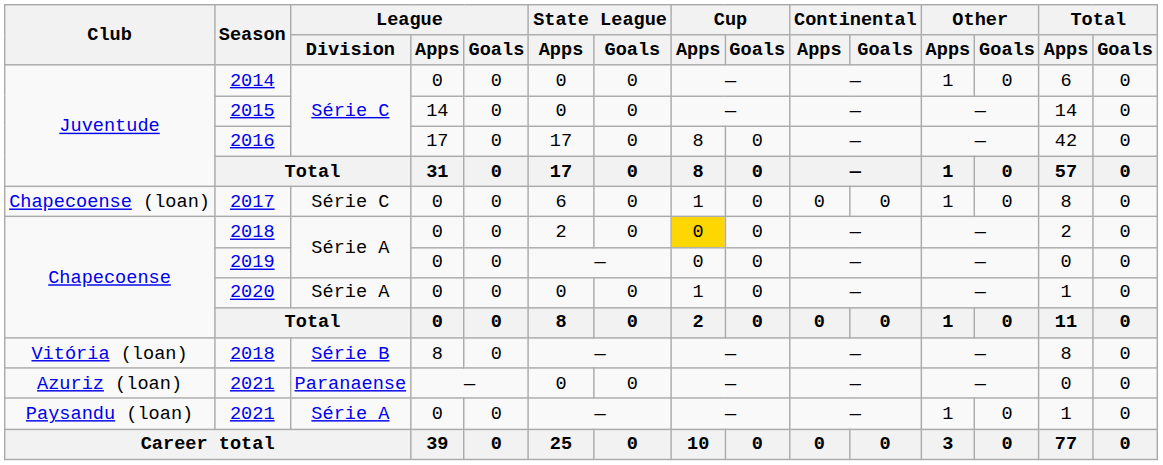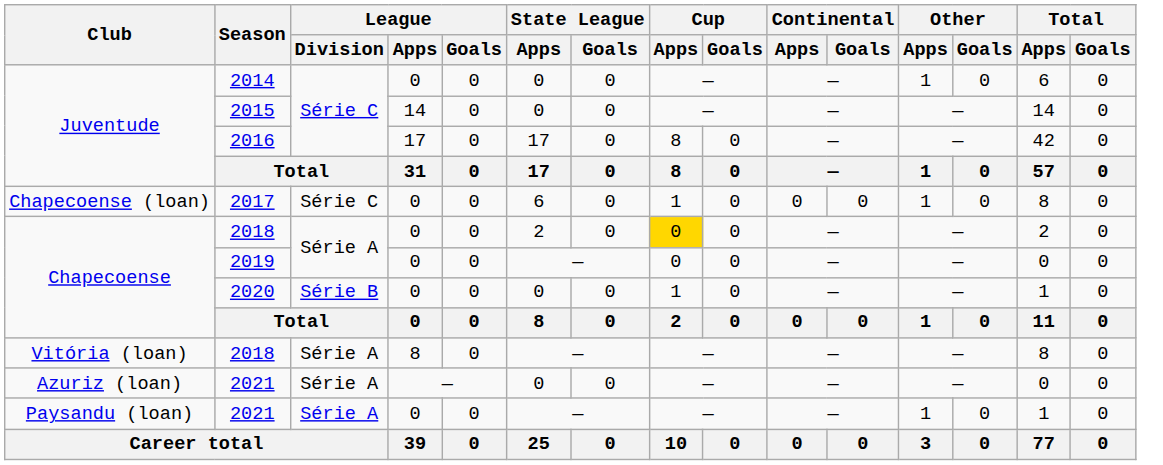(350, 293) Série A -> (339, 293) Série B
(350, 353) Série B -> (339, 353) Série A
(350, 383) Paranaense -> (339, 383) Série A
